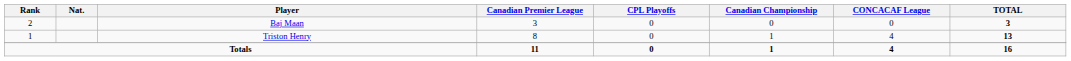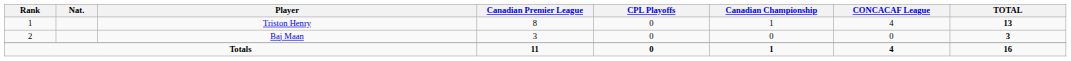rows swapped: (287, 36) <-> (287, 23)
